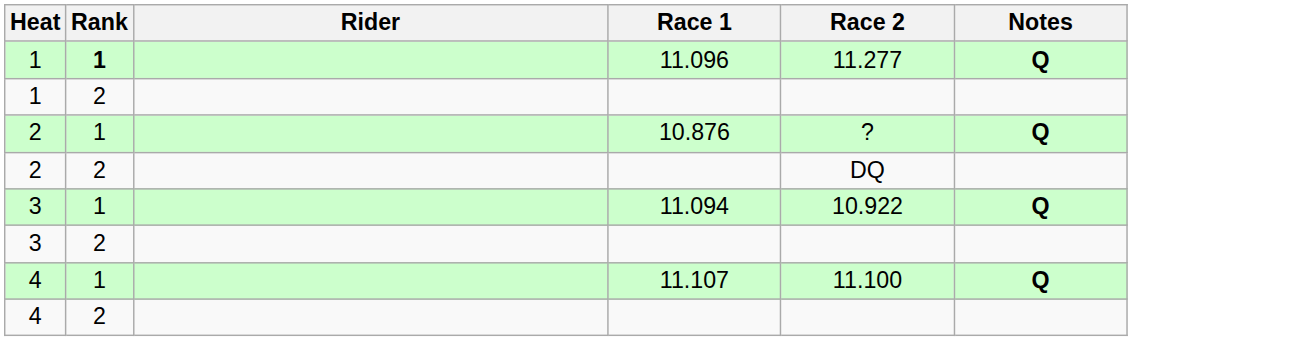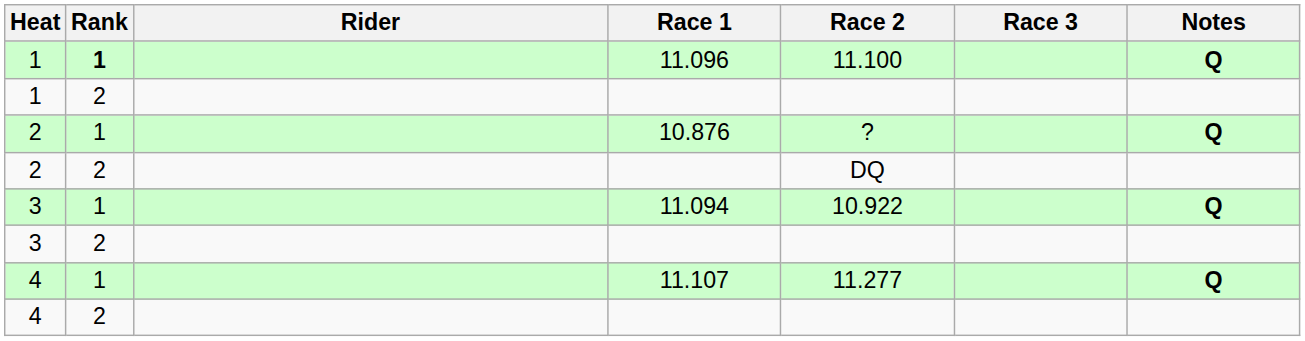+ column: (1041, 22)
(867, 59) 11.277 -> (867, 59) 11.100
(867, 280) 11.100 -> (867, 280) 11.277
